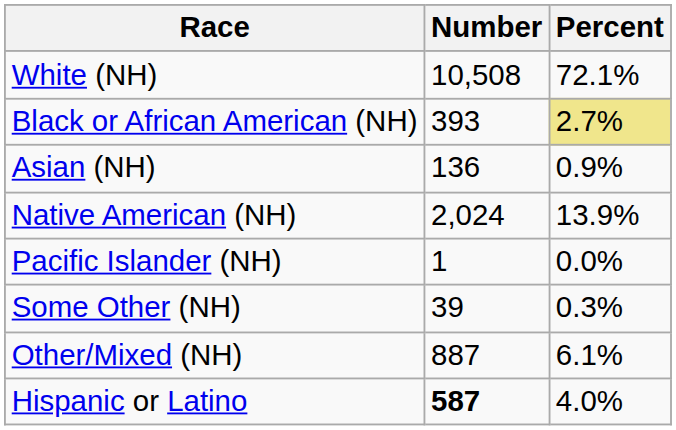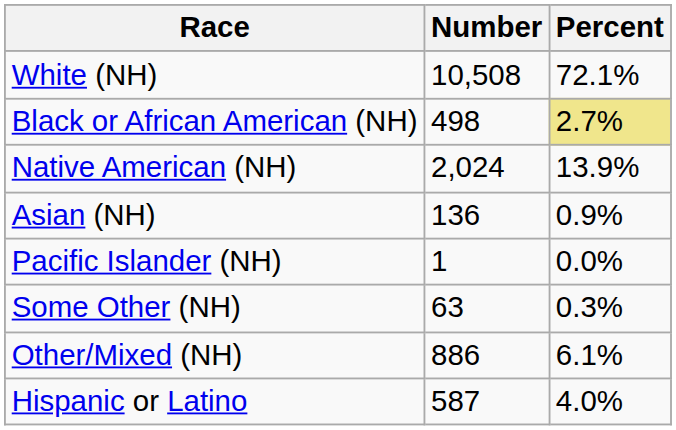(456, 121) 393 -> (456, 121) 498
rows swapped: (154, 214) <-> (84, 167)
(447, 307) 39 -> (447, 307) 63
(456, 354) 887 -> (456, 354) 886
(456, 401) bold -> (456, 401) normal
